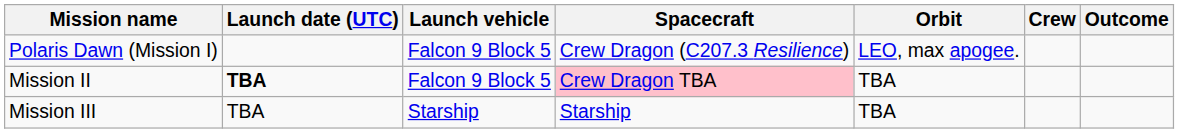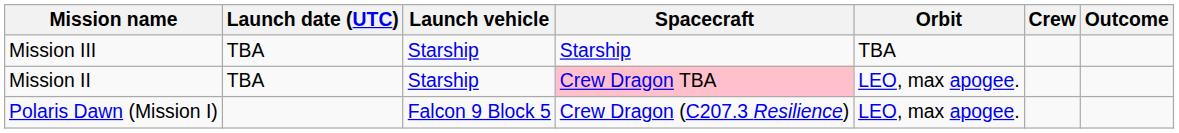rows swapped: (113, 50) <-> (53, 111)
(247, 81) bold -> (246, 81) normal
(479, 81) Falcon 9 Block 5 -> (443, 81) Starship
(877, 81) TBA -> (939, 81) LEO, max apogee.
